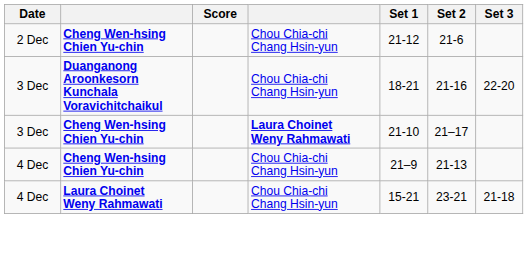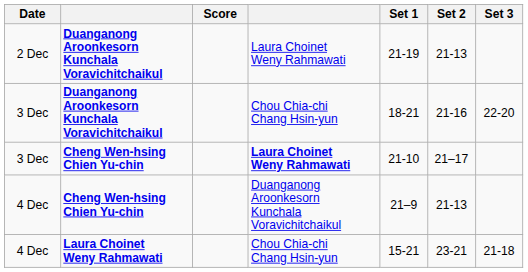- row: (32, 40)
+ row: (32, 54)
(294, 165) Chou Chia-chi Chang Hsin-yun -> (296, 205) Duanganong Aroonkesorn Kunchala Voravichitchaikul
